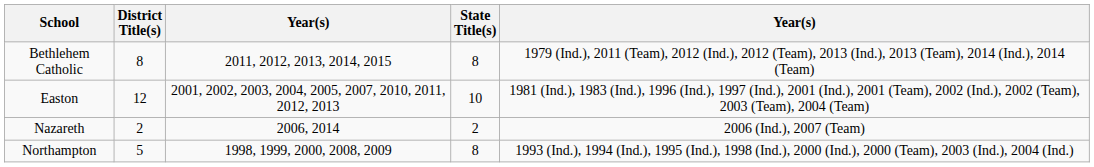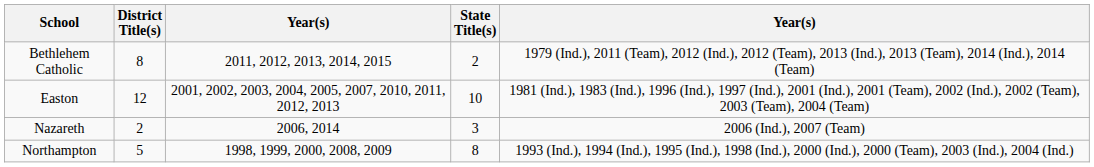(475, 61) 8 -> (475, 61) 2
(475, 128) 2 -> (475, 128) 3
